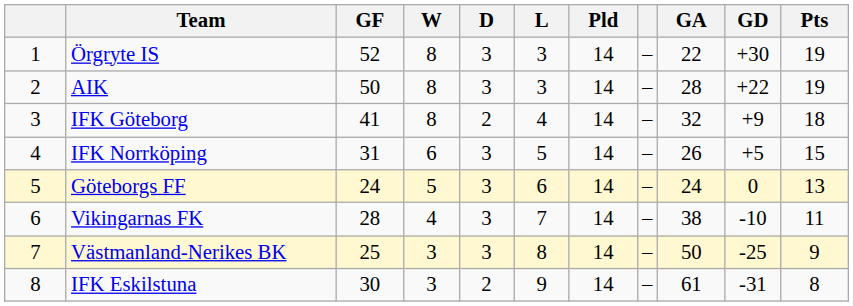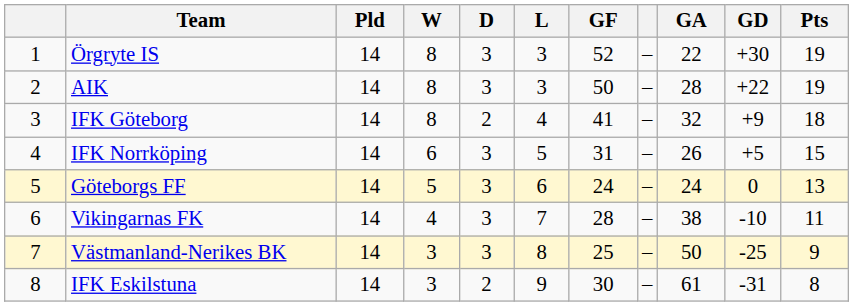columns swapped: (603, 20) <-> (370, 20)
